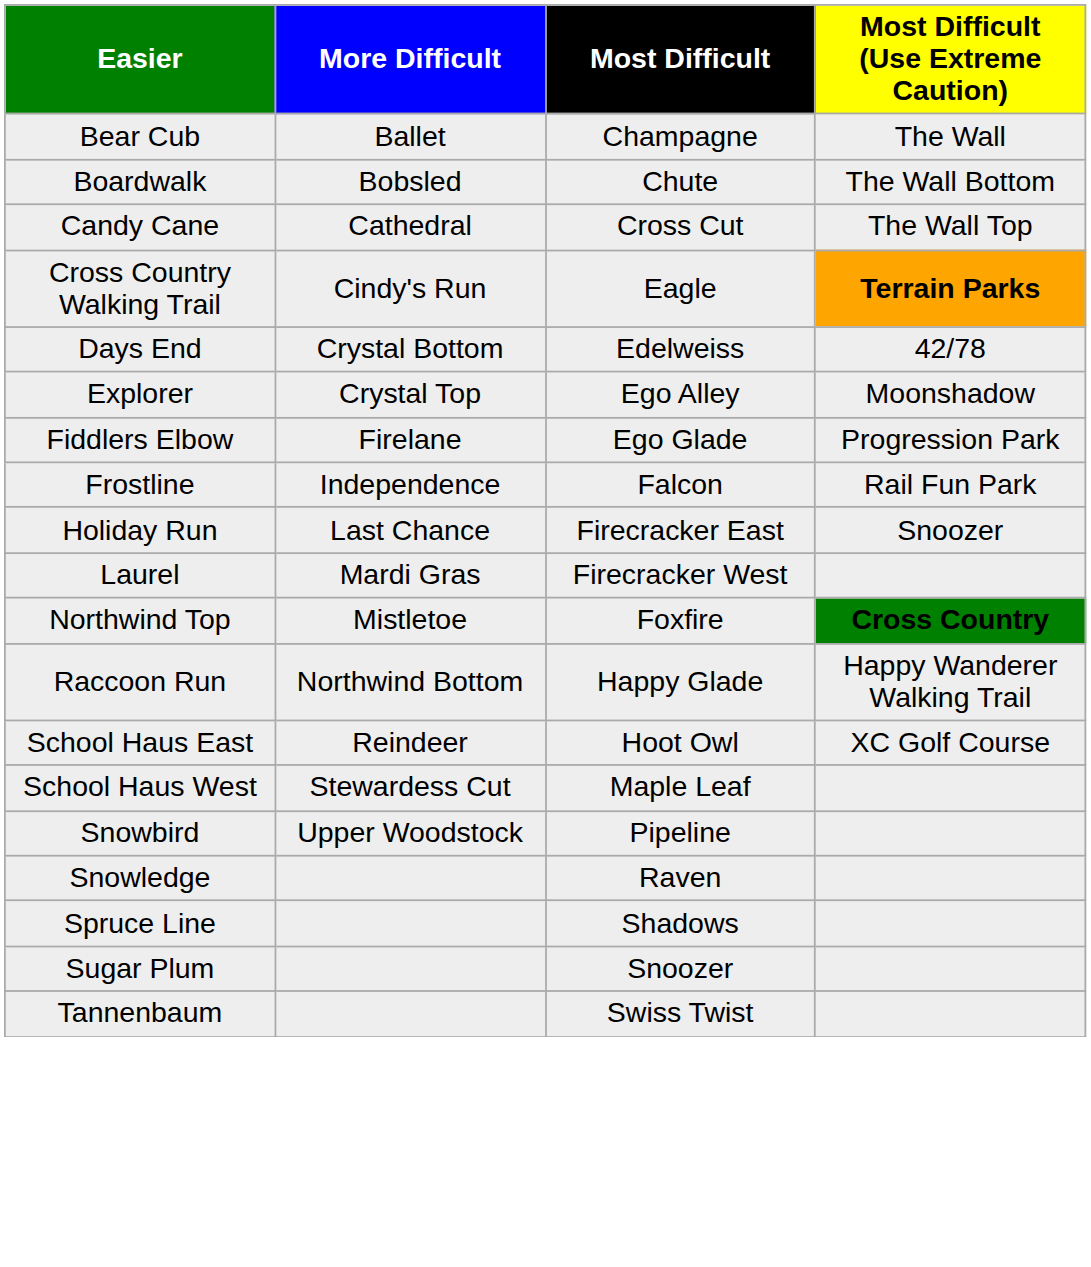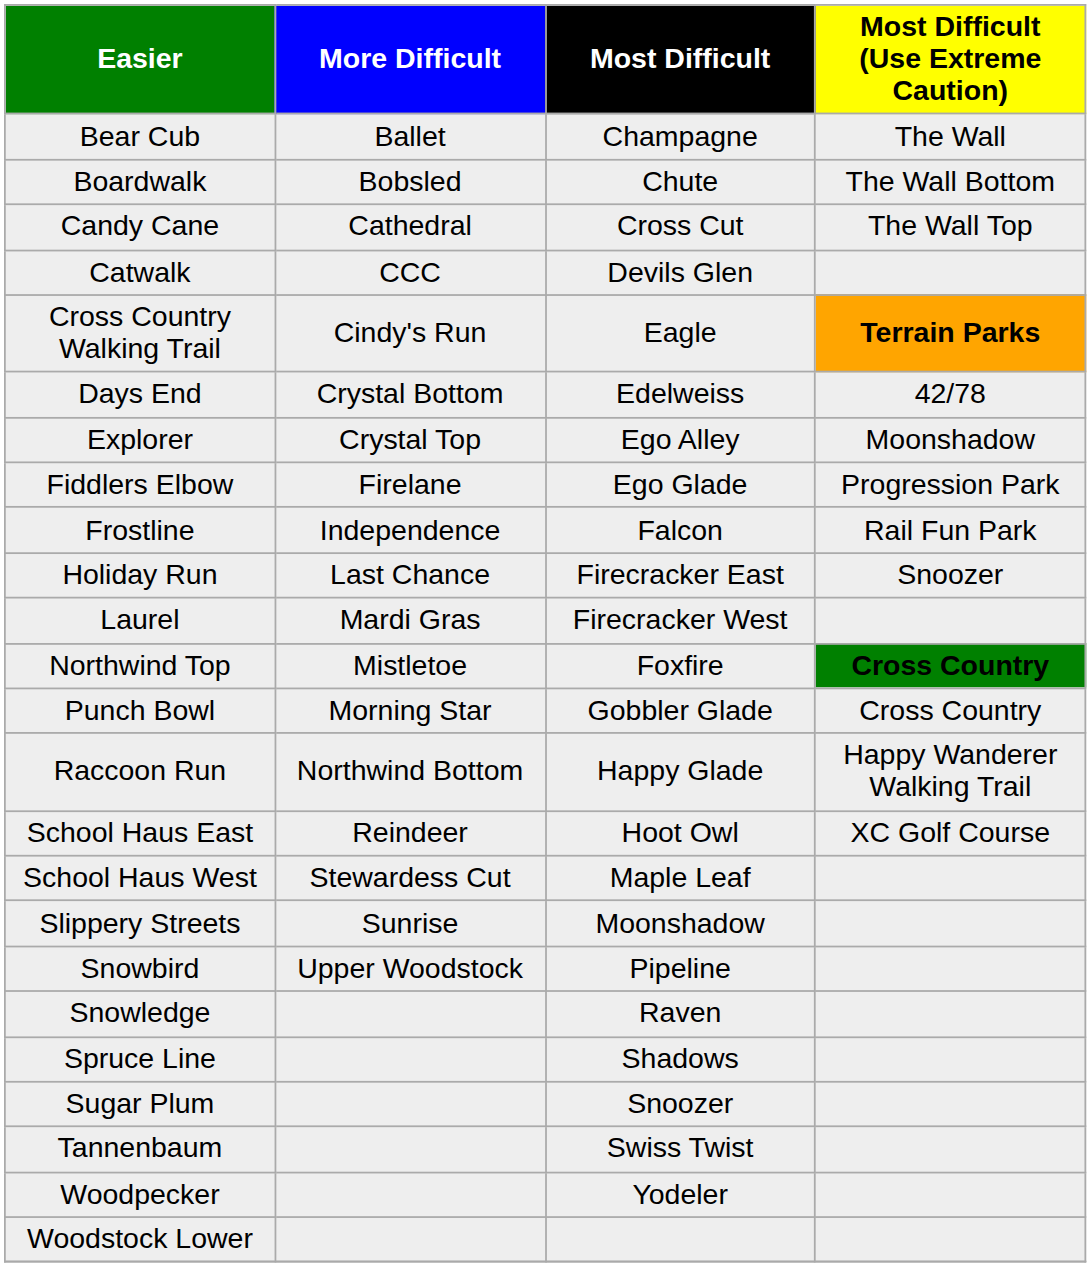+ row: (140, 271)
+ row: (140, 710)
+ row: (140, 923)
+ row: (140, 1194)
+ row: (140, 1239)
